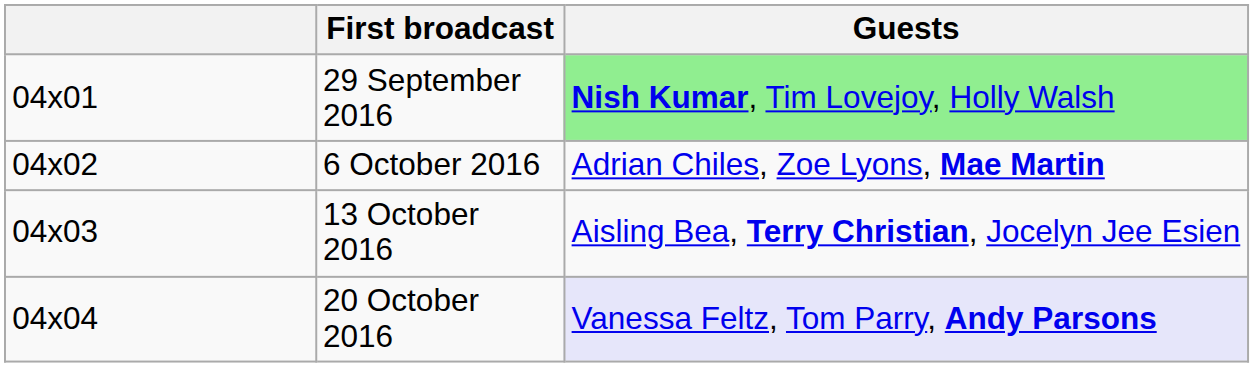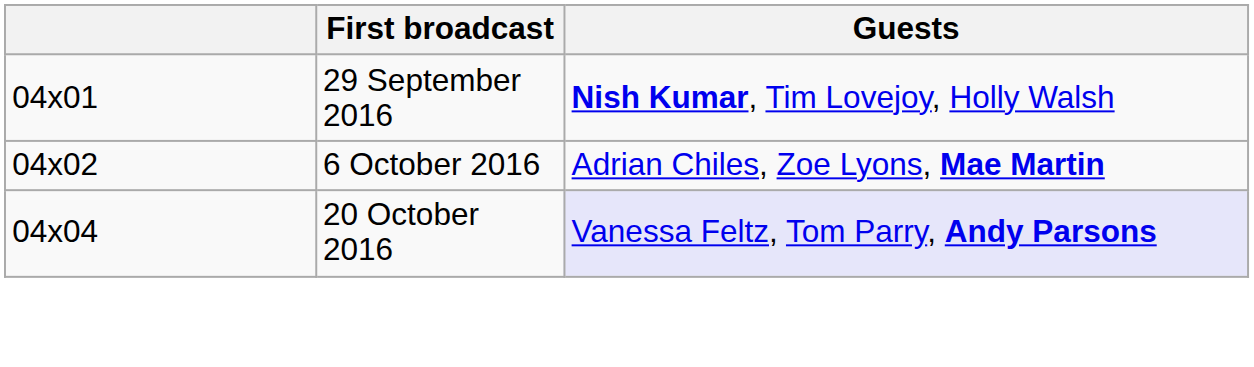(843, 97) lightgreen background -> (843, 97) no background
- row: (401, 232)
